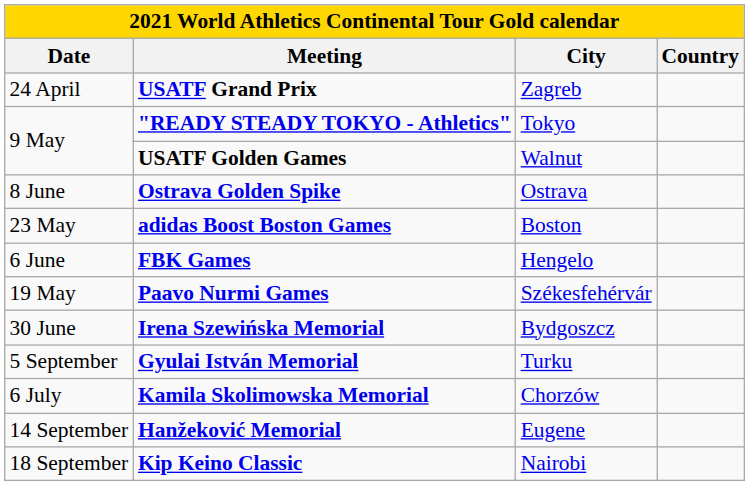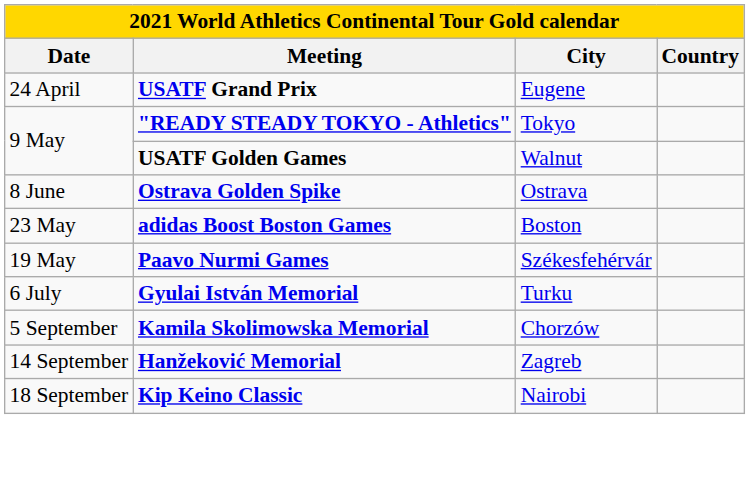(551, 89) Zagreb -> (553, 89) Eugene
- row: (194, 259)
- row: (261, 327)
(63, 361) 5 September -> (36, 293) 6 July
(36, 395) 6 July -> (63, 327) 5 September
(553, 429) Eugene -> (551, 361) Zagreb
